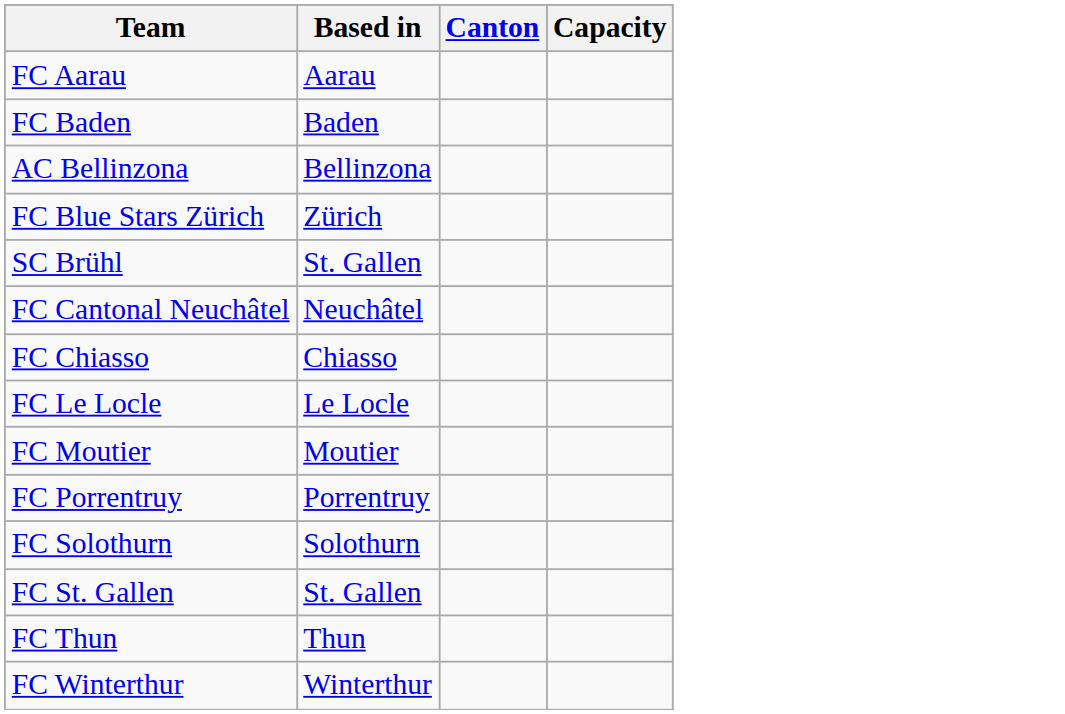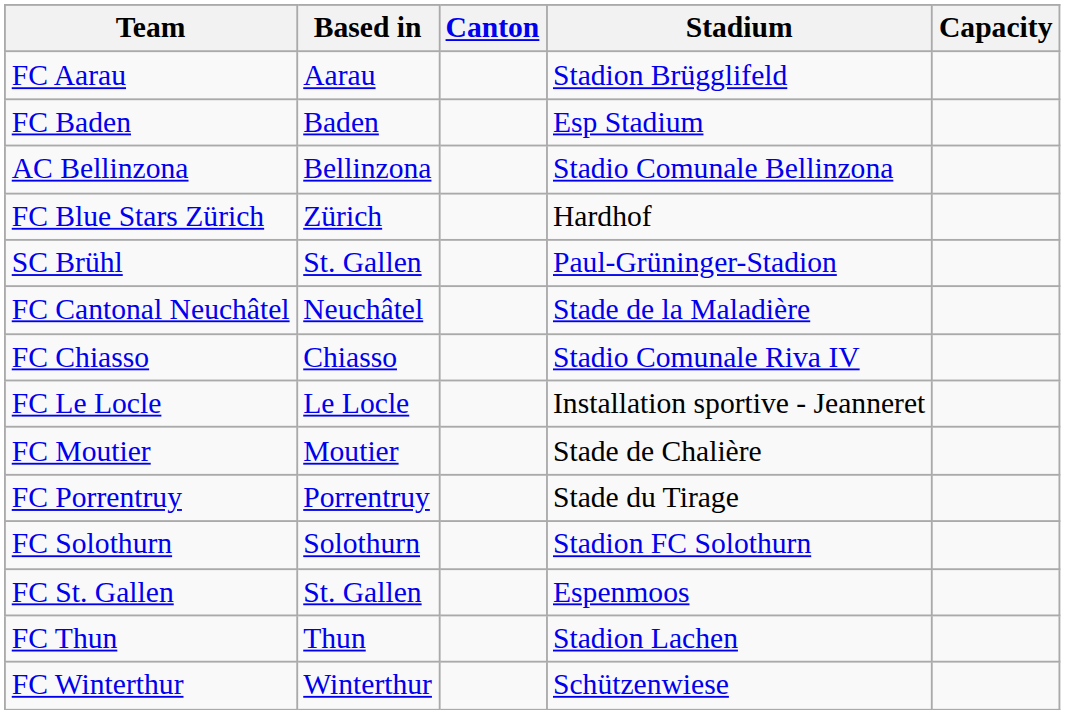+ column: (739, 27)
